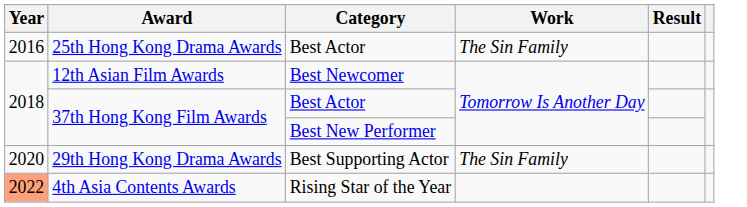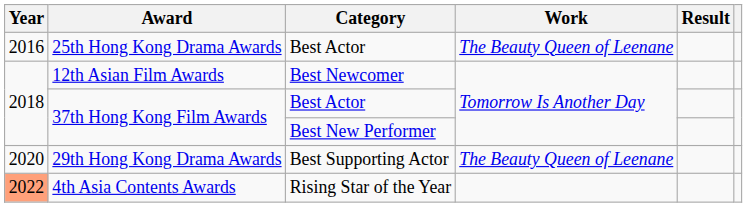(514, 46) The Sin Family -> (566, 46) The Beauty Queen of Leenane
(514, 159) The Sin Family -> (566, 159) The Beauty Queen of Leenane
